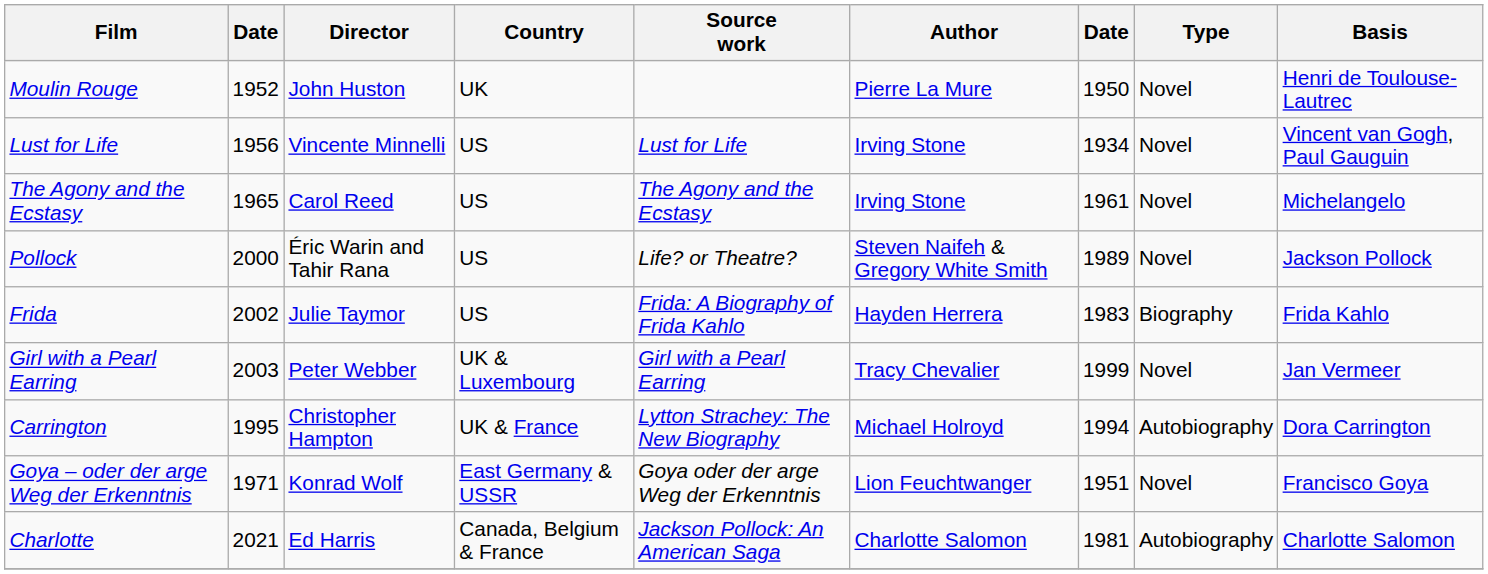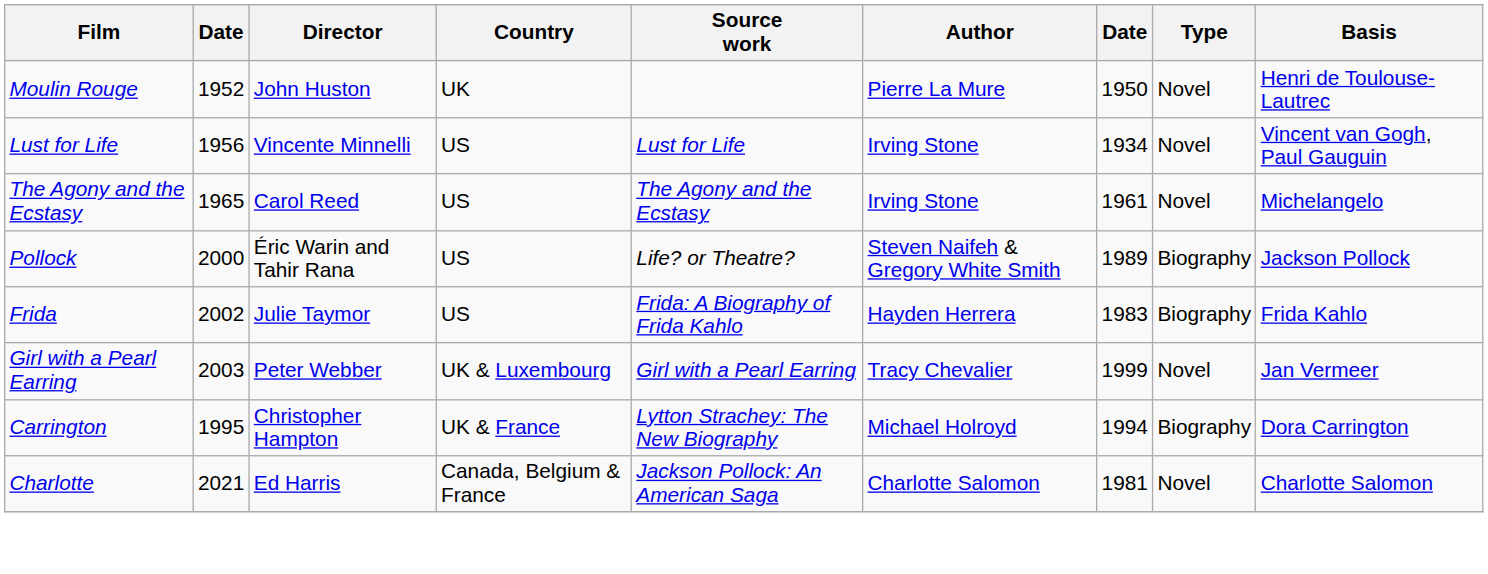(1165, 258) Novel -> (1204, 258) Biography
(1206, 427) Autobiography -> (1204, 427) Biography
- row: (108, 483)
(1206, 540) Autobiography -> (1184, 483) Novel
